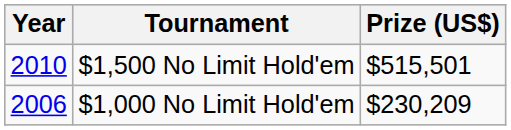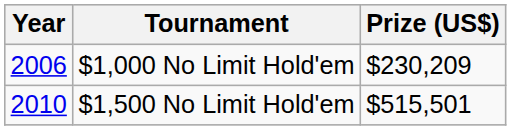rows swapped: (217, 104) <-> (217, 64)
